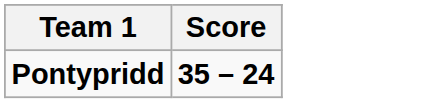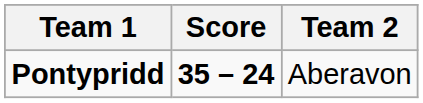+ column: (350, 27)
